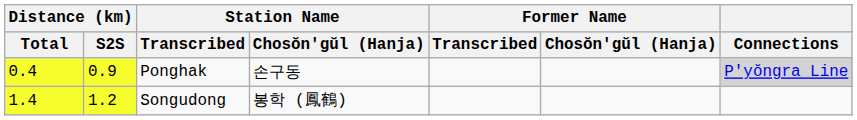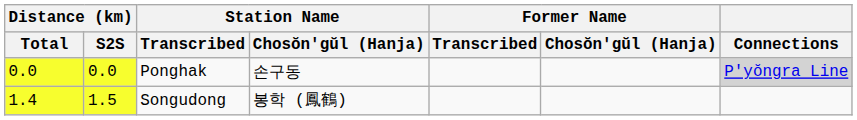(23, 72) 0.4 -> (23, 72) 0.0
(102, 72) 0.9 -> (102, 72) 0.0
(102, 100) 1.2 -> (102, 100) 1.5
